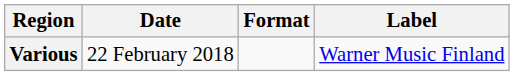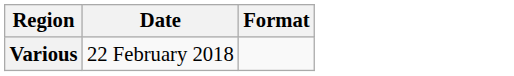- column: (412, 20)
